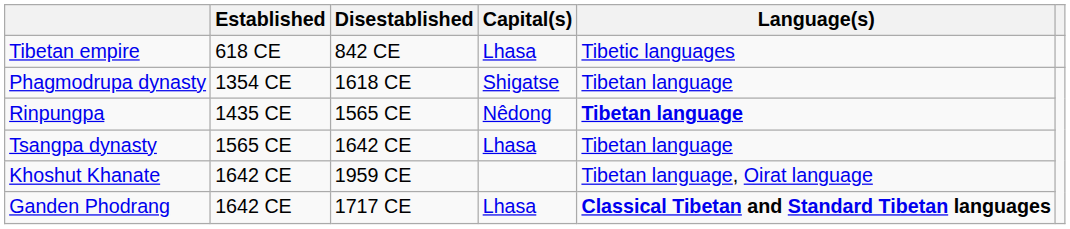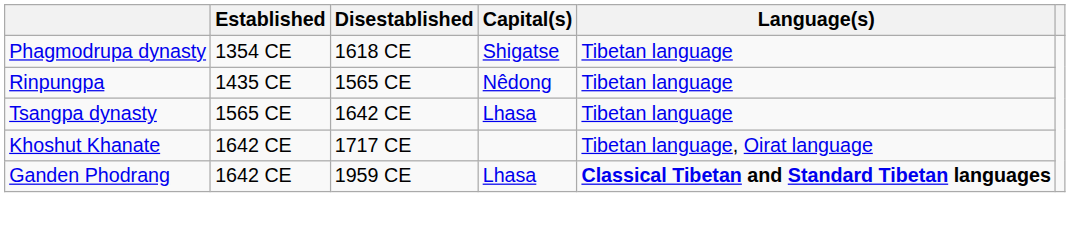- row: (74, 51)
(662, 113) bold -> (657, 82) normal
(373, 176) 1959 CE -> (373, 144) 1717 CE
(373, 207) 1717 CE -> (373, 176) 1959 CE
